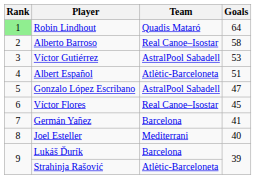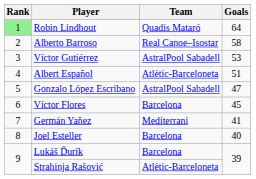(180, 105) Real Canoe–Isostar -> (162, 105) Barcelona
(162, 120) Barcelona -> (165, 120) Mediterrani
(165, 136) Mediterrani -> (162, 136) Barcelona
